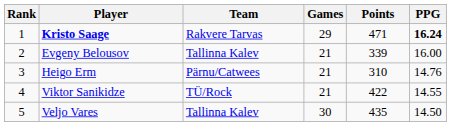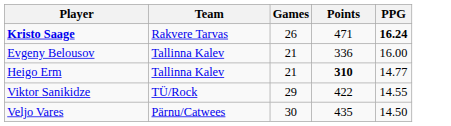- column: (22, 14)
(325, 33) 29 -> (291, 33) 26
(378, 53) 339 -> (344, 53) 336
(223, 72) Pärnu/Catwees -> (188, 72) Tallinna Kalev
(378, 72) normal -> (344, 72) bold
(428, 72) 14.76 -> (393, 72) 14.77
(325, 92) 21 -> (291, 92) 29
(222, 111) Tallinna Kalev -> (188, 111) Pärnu/Catwees
